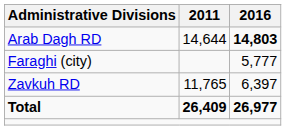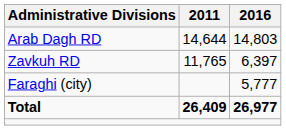(255, 38) bold -> (255, 38) normal
rows swapped: (44, 84) <-> (50, 61)
